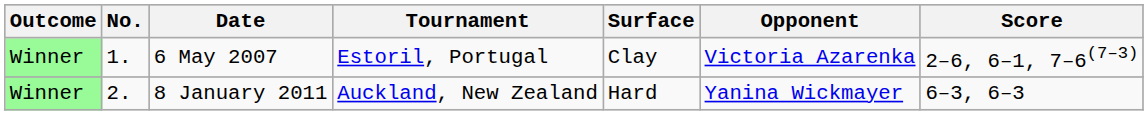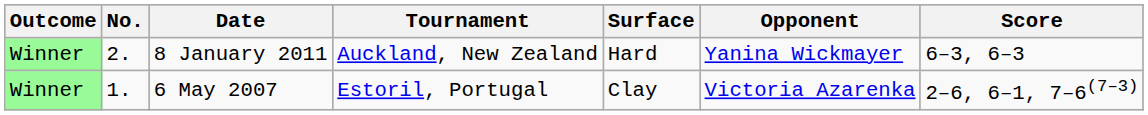rows swapped: (216, 57) <-> (241, 93)
